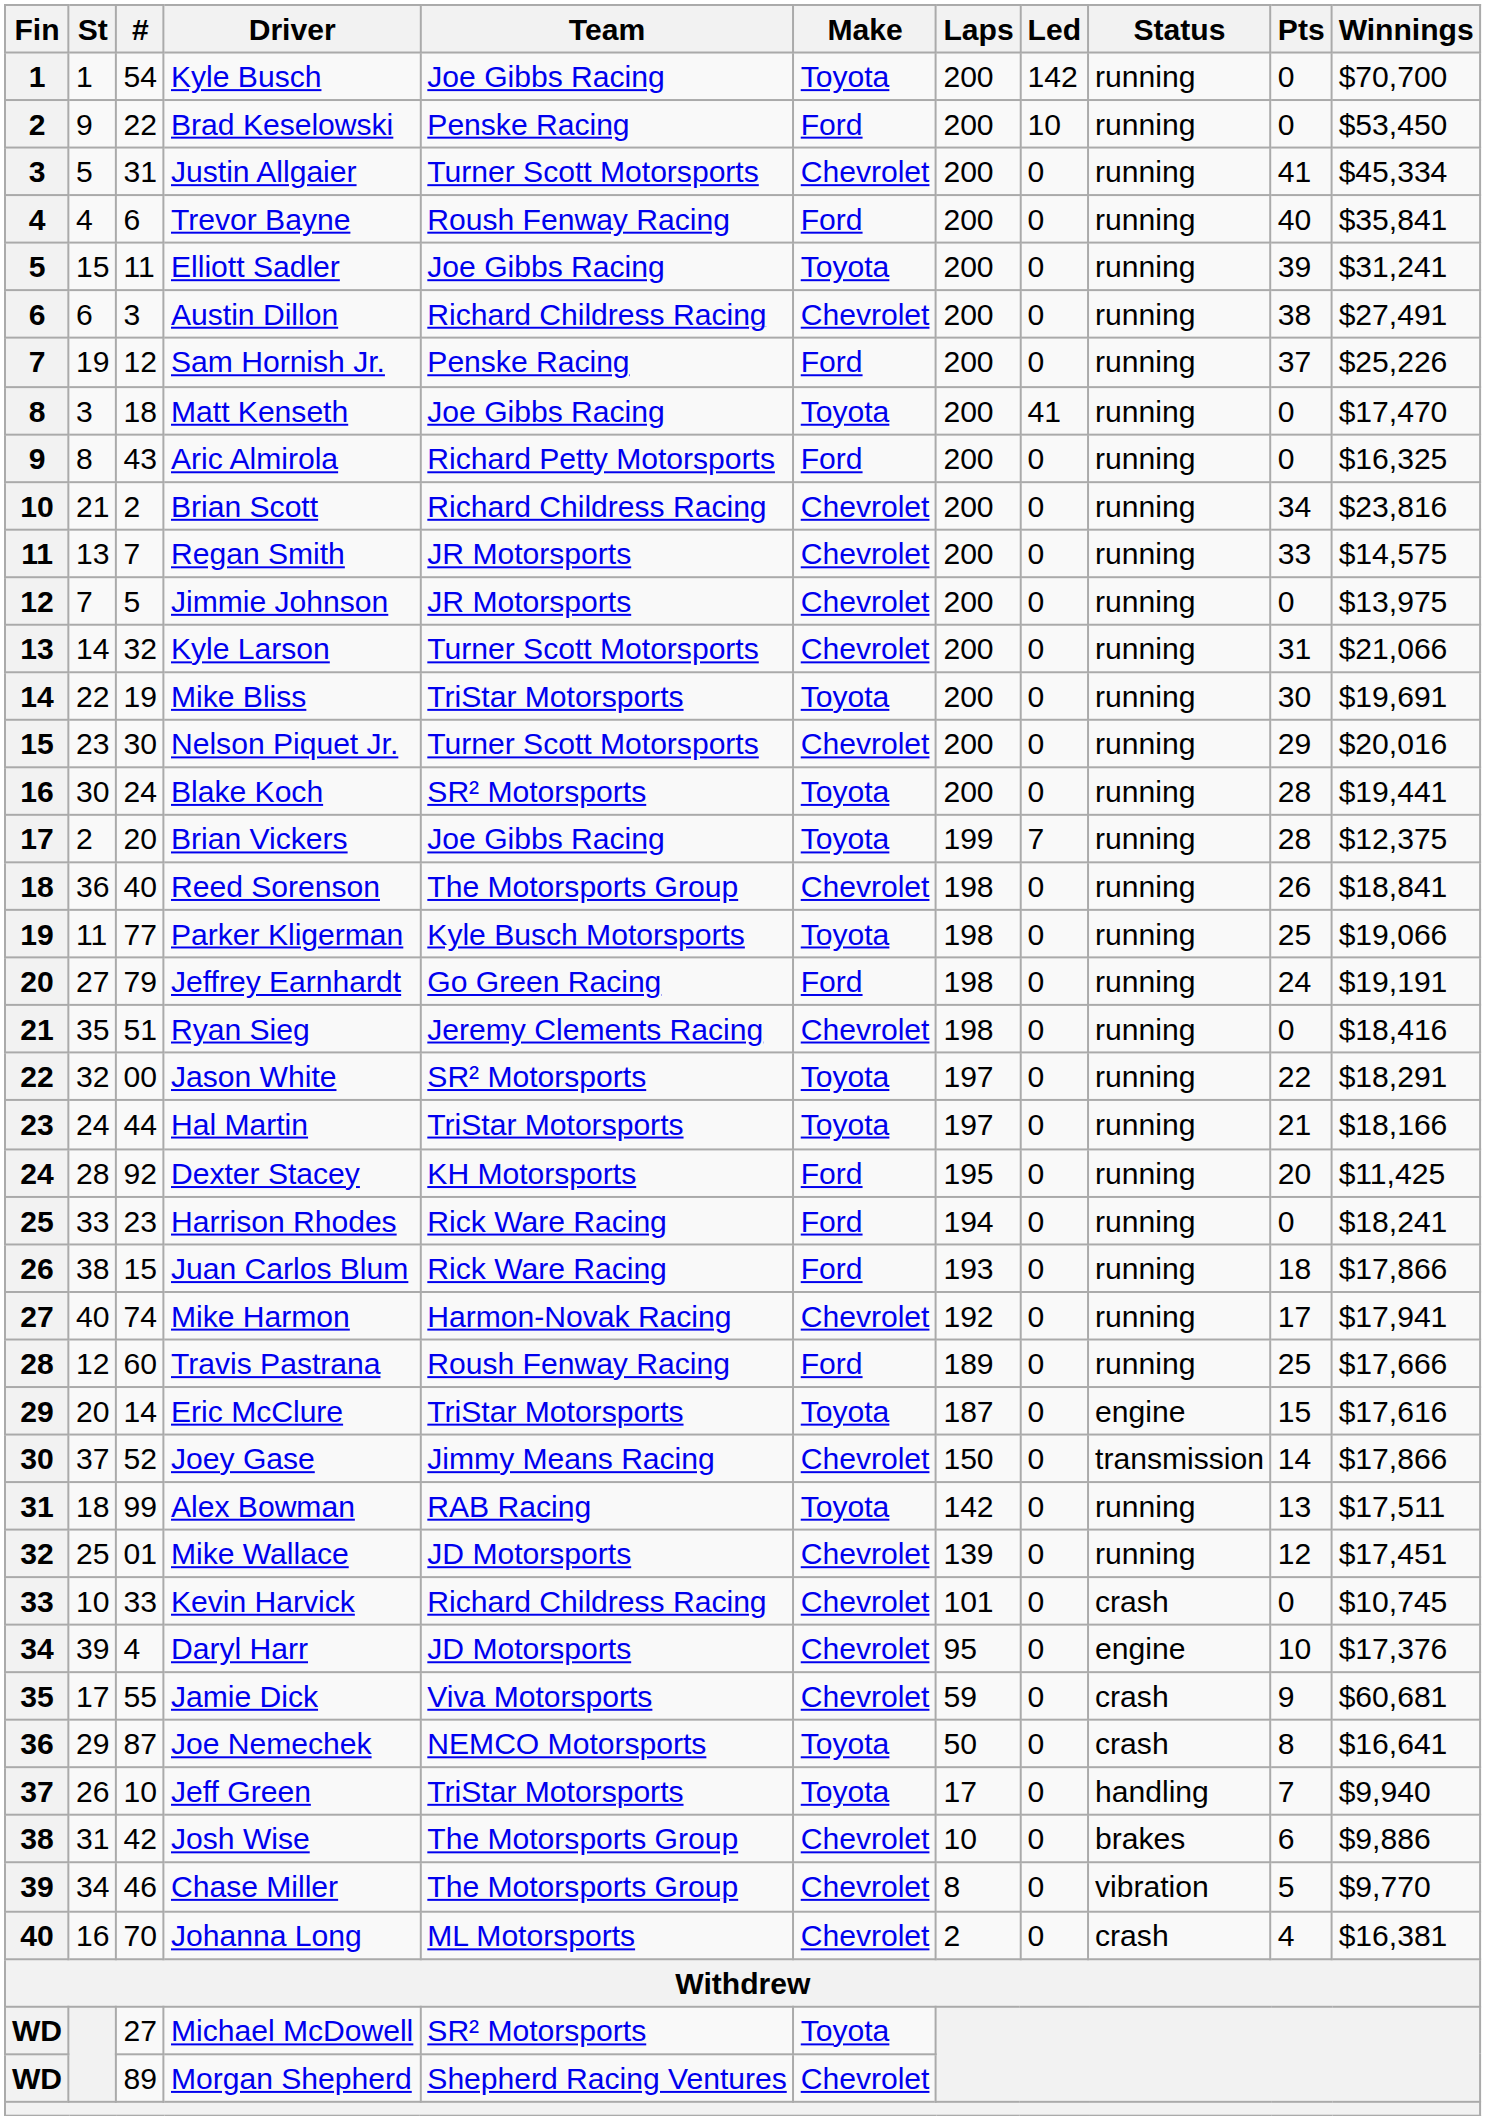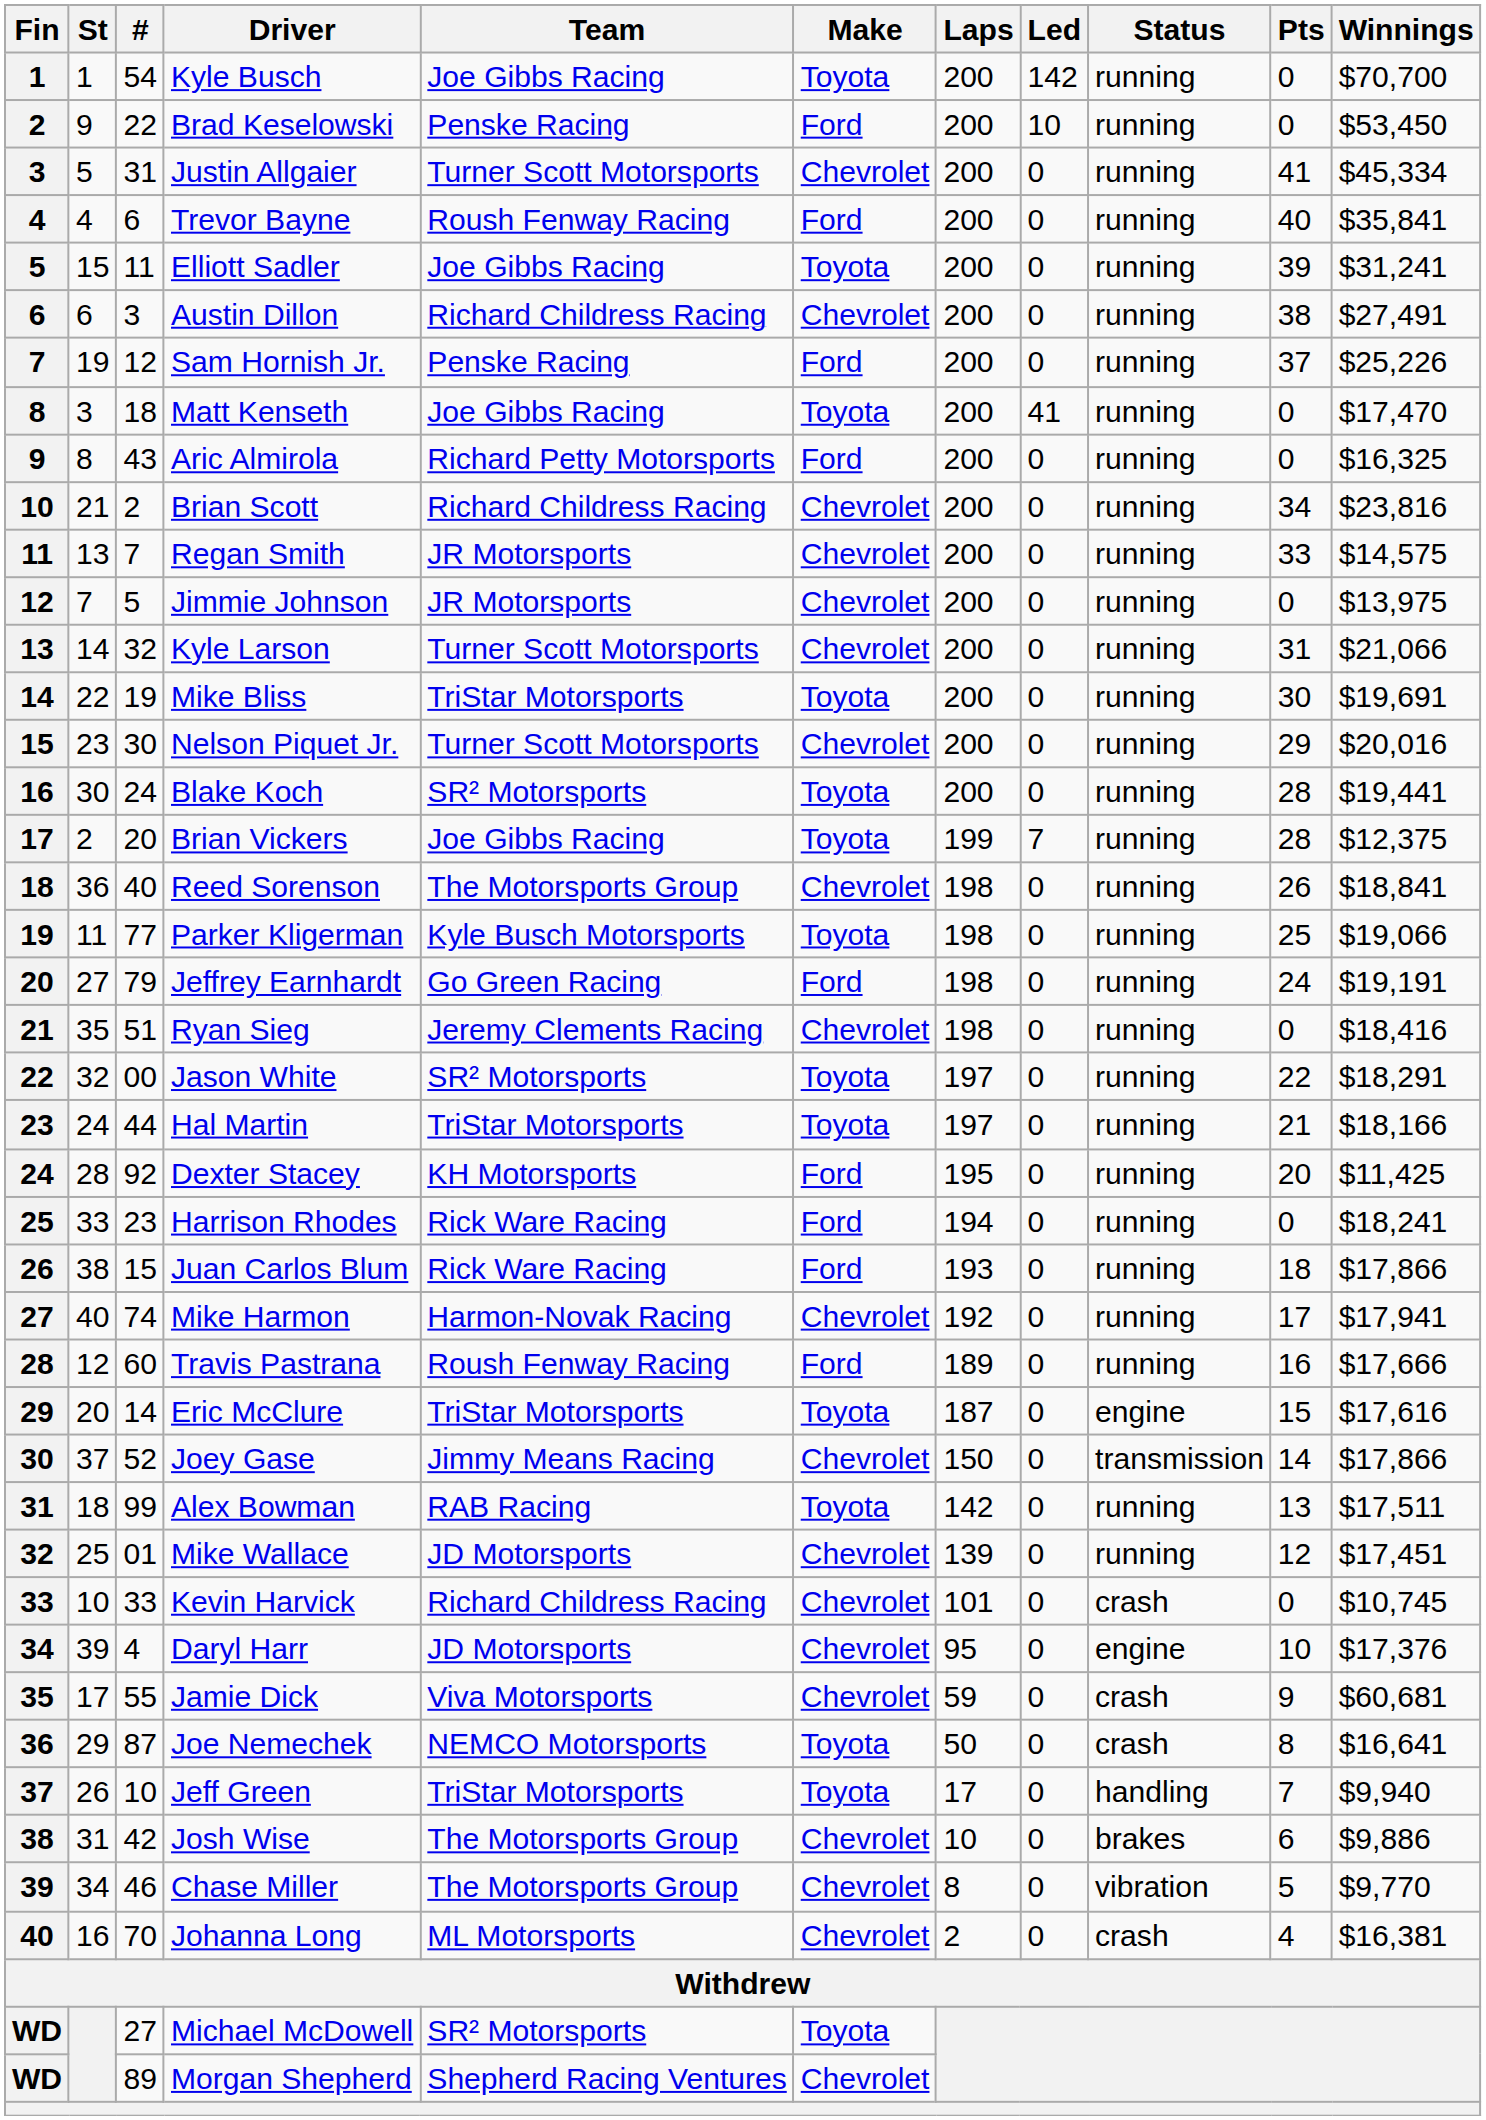(1295, 1363) 25 -> (1295, 1363) 16
